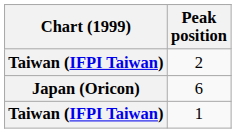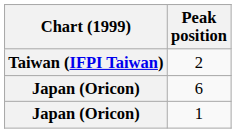(86, 114) Taiwan (IFPI Taiwan) -> (86, 114) Japan (Oricon)
